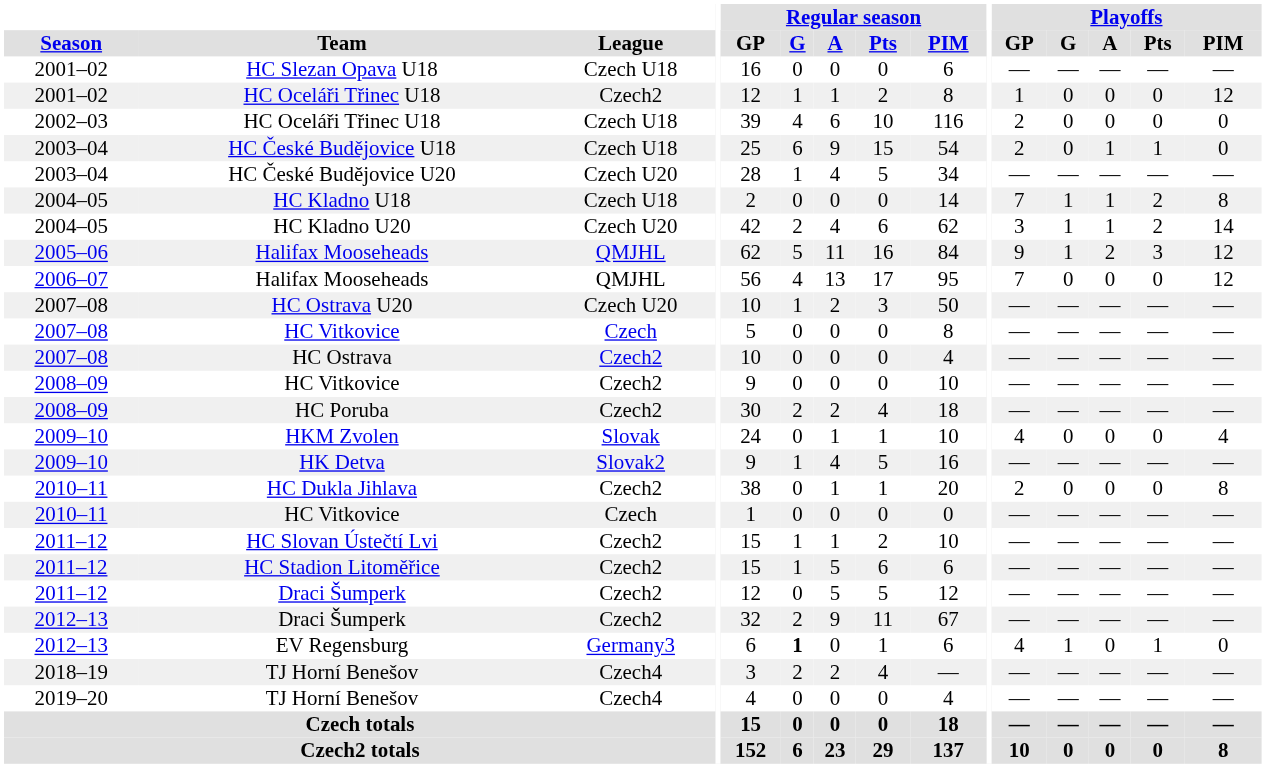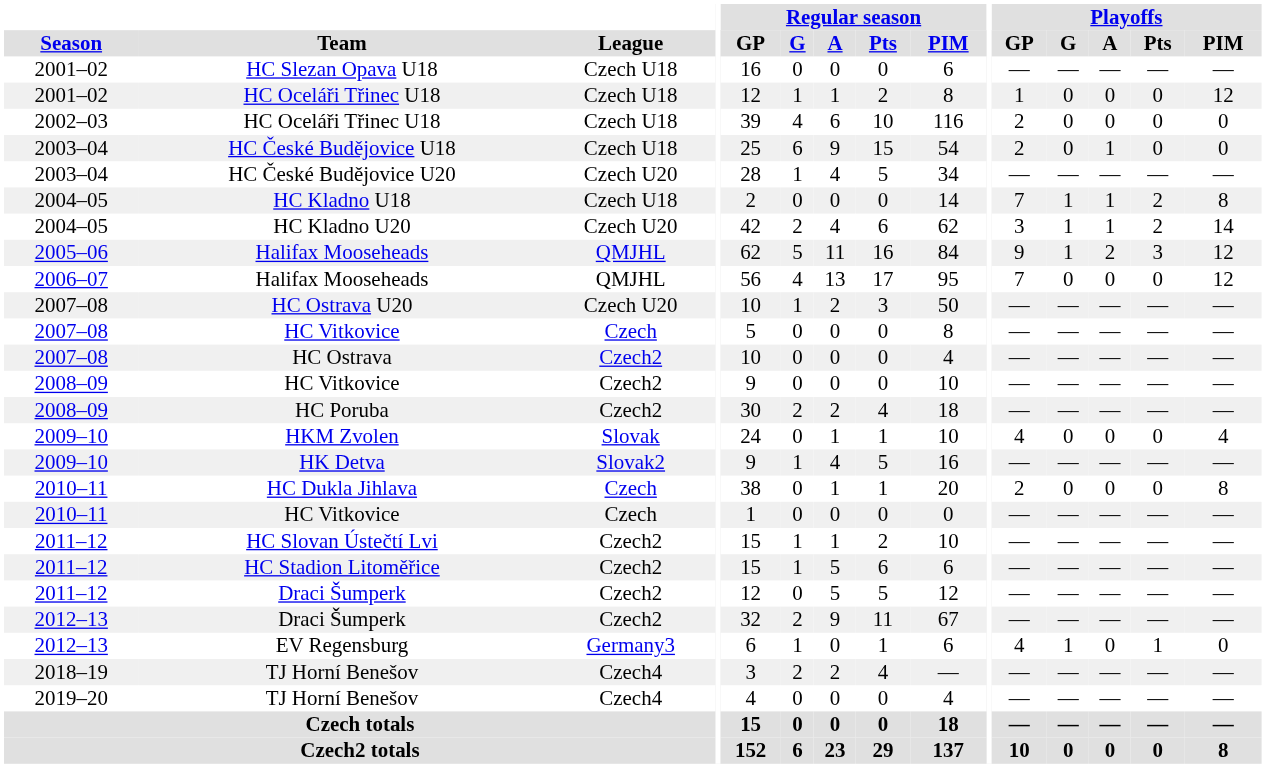(631, 95) Czech2 -> (631, 95) Czech U18
(1158, 147) 1 -> (1158, 147) 0
(631, 488) Czech2 -> (631, 488) Czech
(797, 645) bold -> (797, 645) normal
